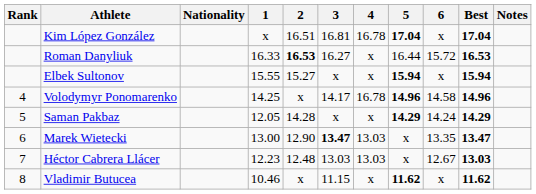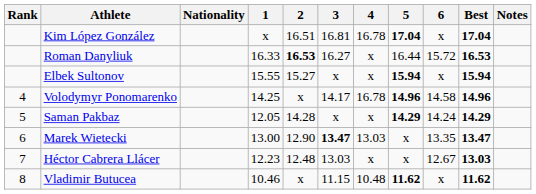(371, 158) 13.03 -> (371, 158) x
(371, 179) x -> (371, 179) 10.48
